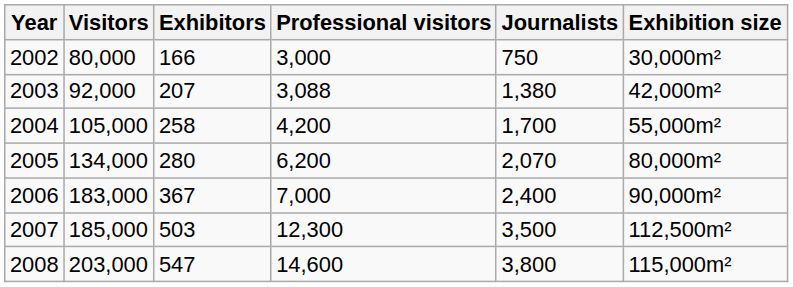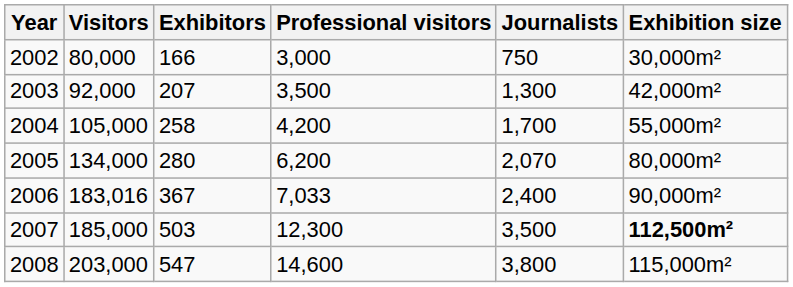(304, 92) 3,088 -> (304, 92) 3,500
(529, 92) 1,380 -> (529, 92) 1,300
(108, 195) 183,000 -> (108, 195) 183,016
(304, 195) 7,000 -> (304, 195) 7,033
(680, 230) normal -> (681, 230) bold
